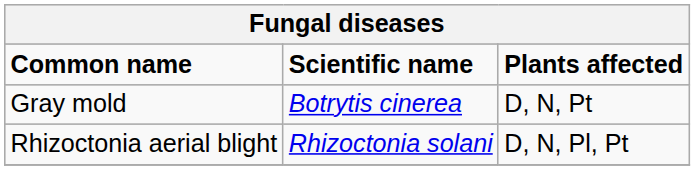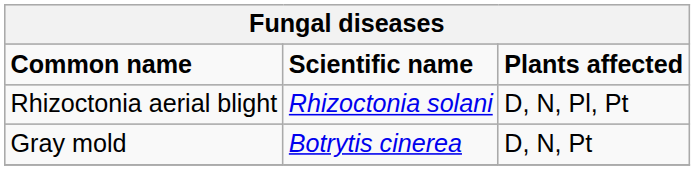rows swapped: (69, 104) <-> (144, 143)
